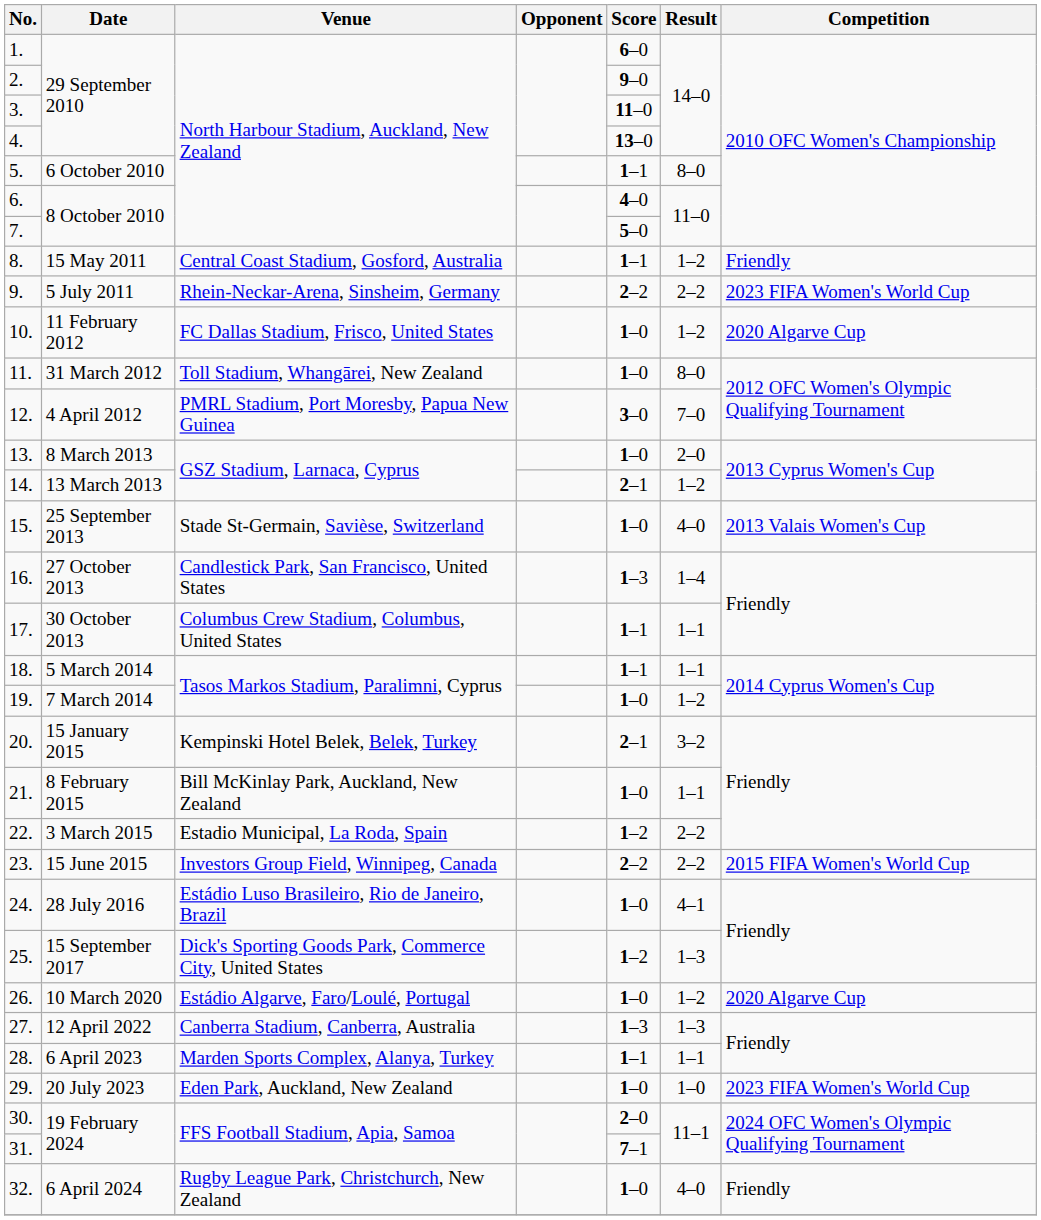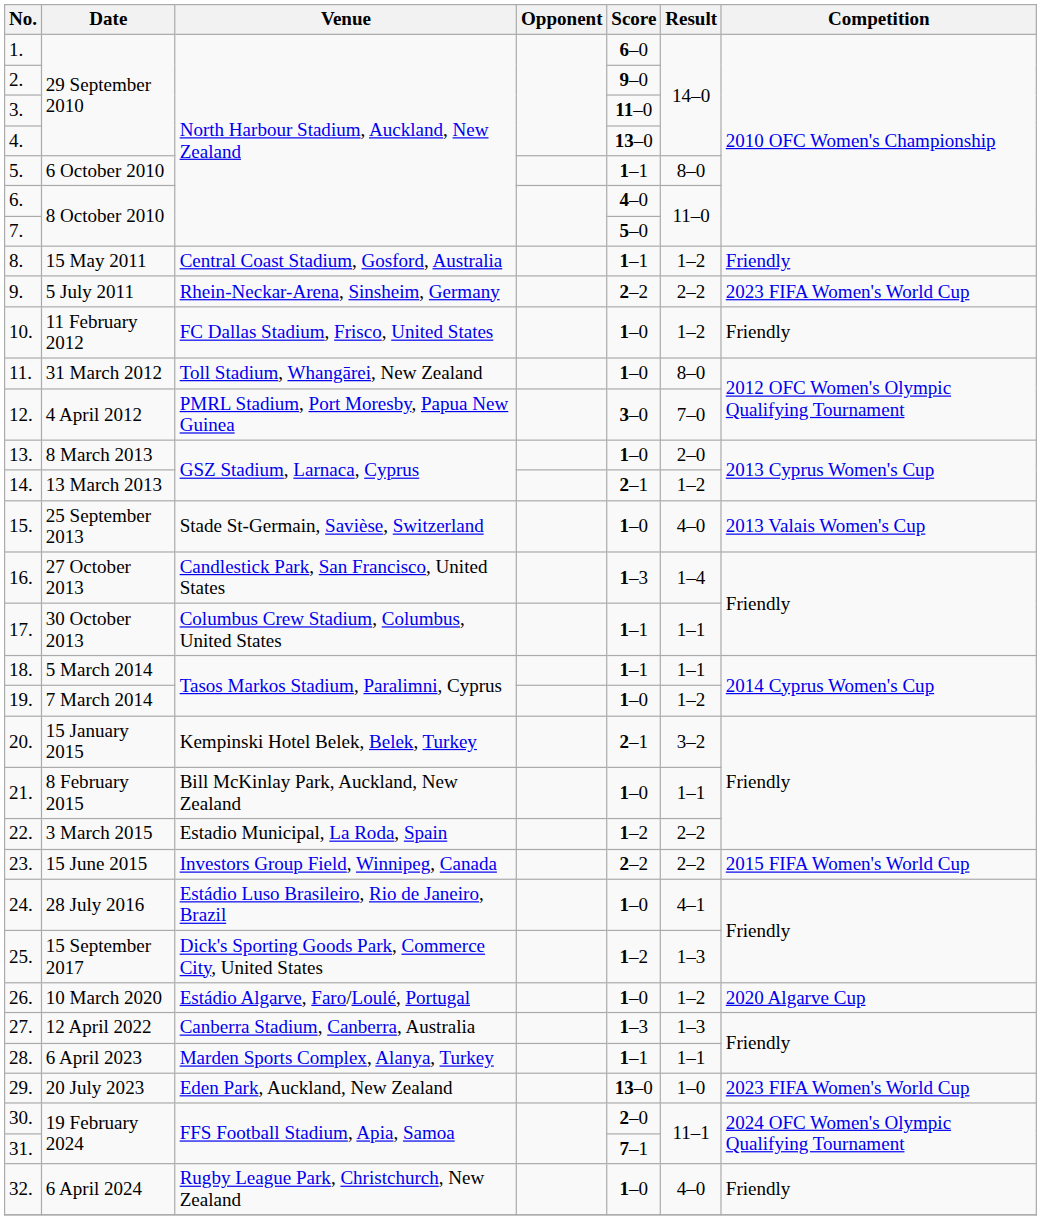(796, 332) 2020 Algarve Cup -> (758, 332) Friendly
(634, 1088) 1–0 -> (634, 1088) 13–0
